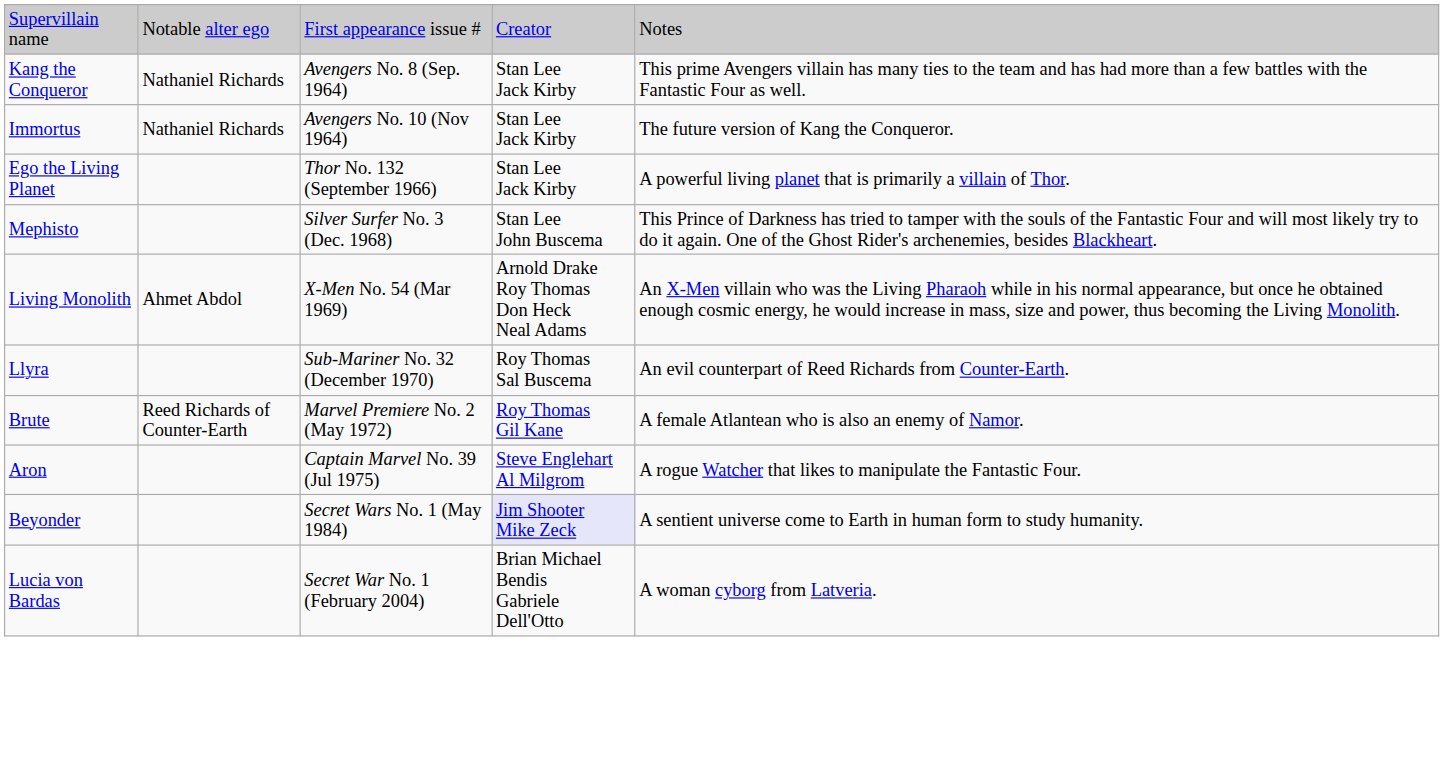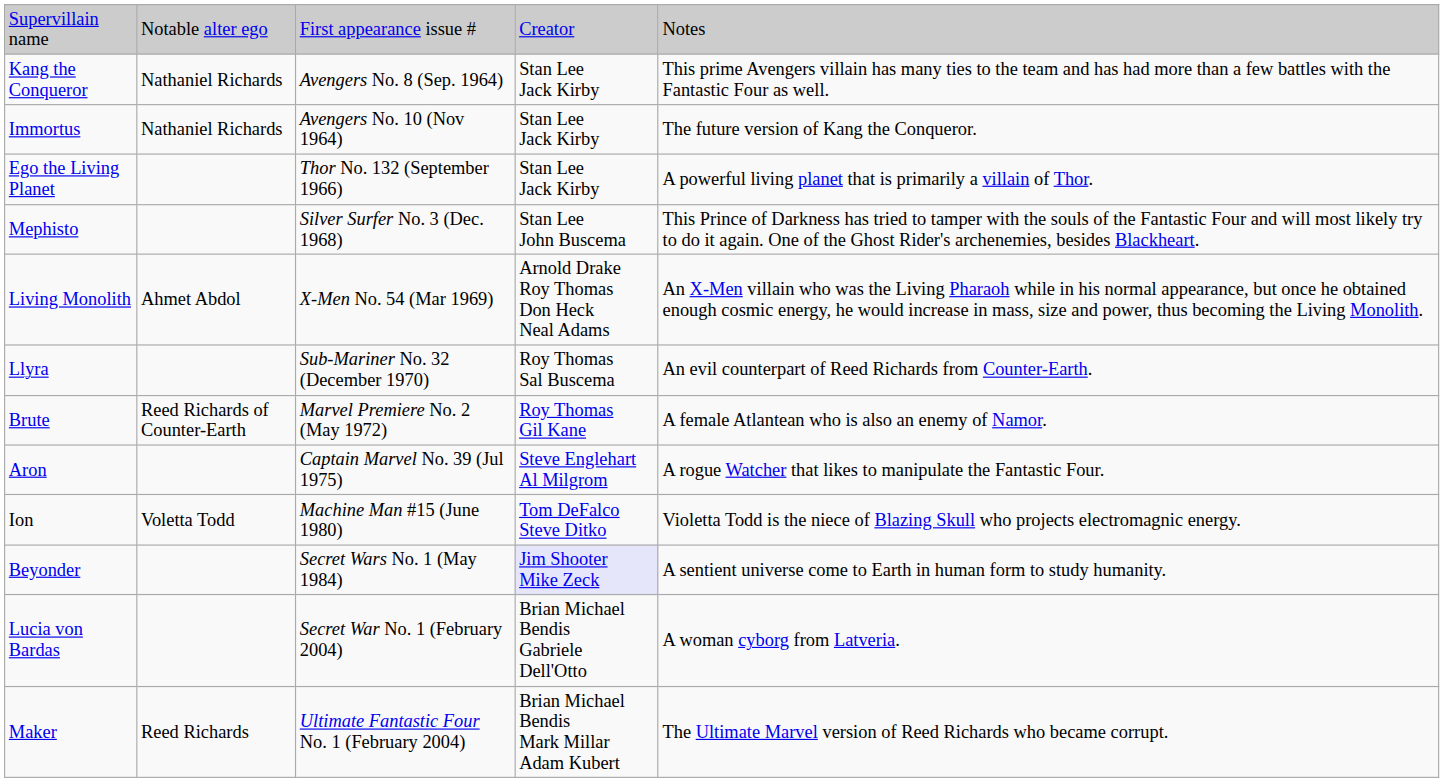+ row: (21, 519)
+ row: (33, 731)
